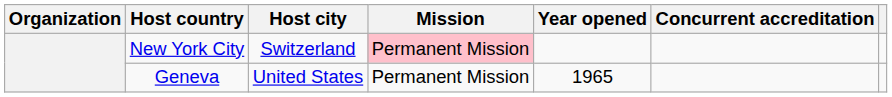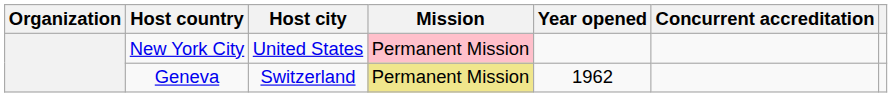(308, 48) Switzerland -> (308, 48) United States
(308, 77) United States -> (308, 77) Switzerland
(450, 77) no background -> (450, 77) khaki background
(592, 77) 1965 -> (592, 77) 1962
